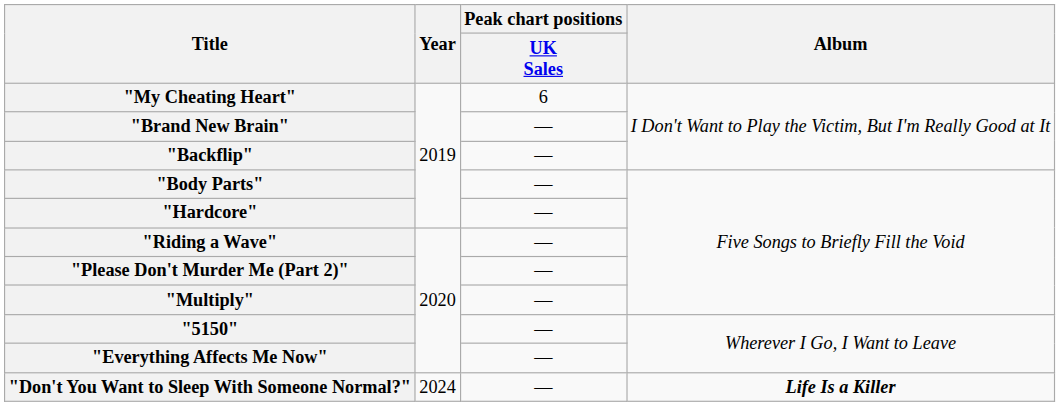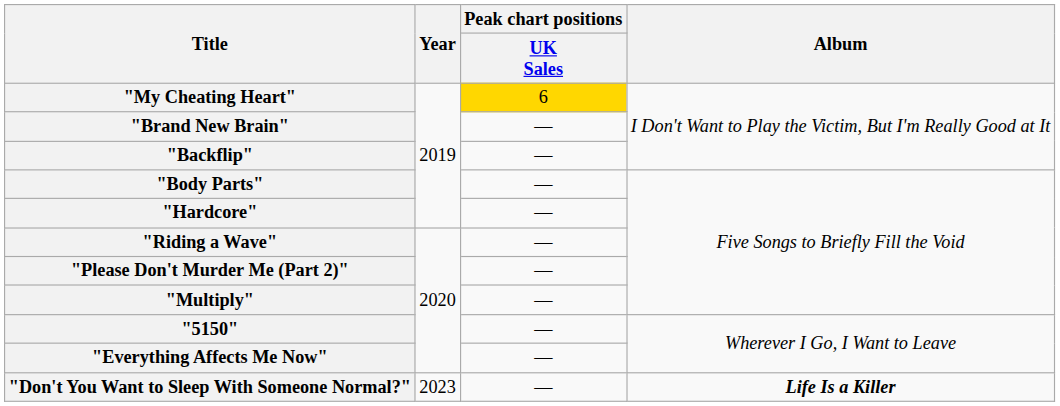(543, 97) no background -> (543, 97) gold background
(438, 386) 2024 -> (438, 386) 2023
